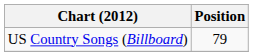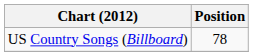(220, 39) 79 -> (220, 39) 78
